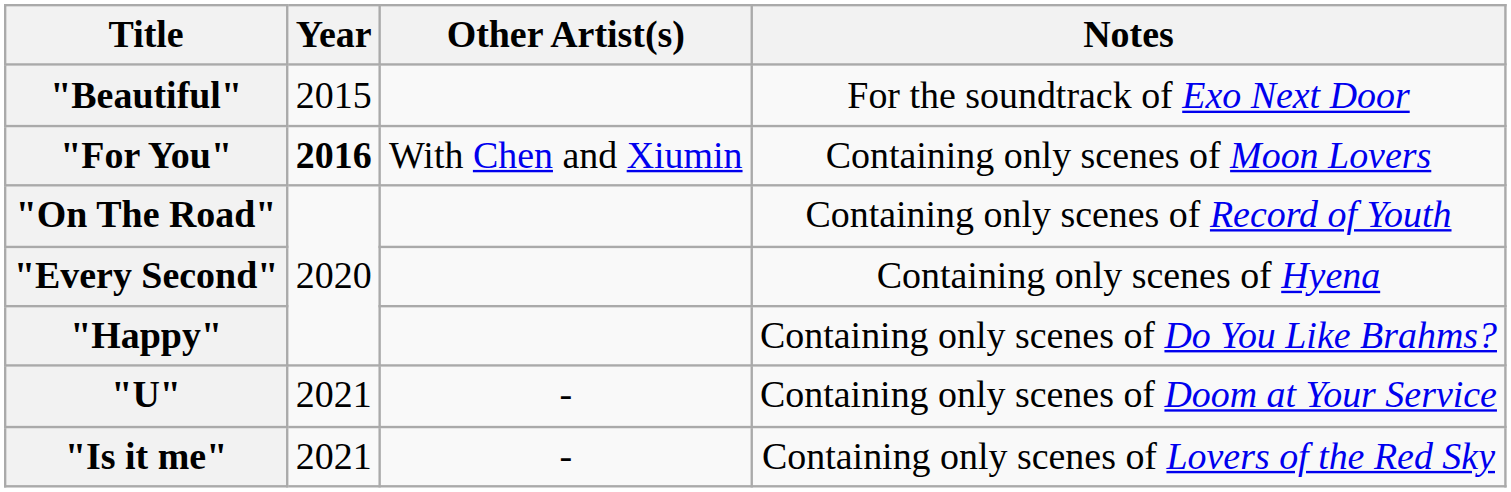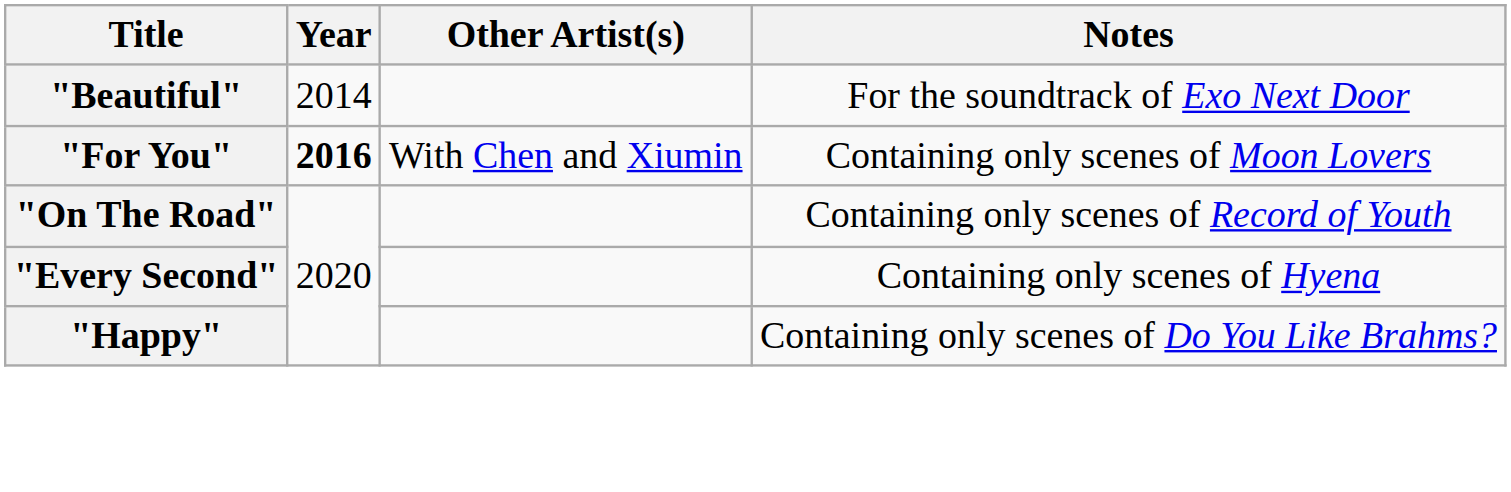(334, 94) 2015 -> (334, 94) 2014
- row: (146, 395)
- row: (146, 455)
